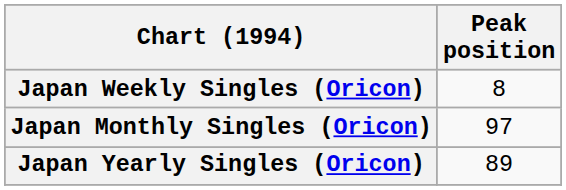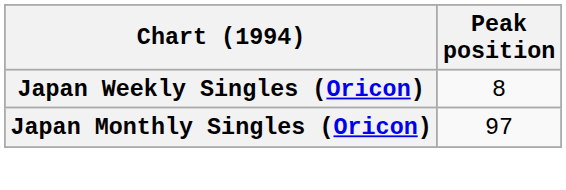- row: (221, 165)
